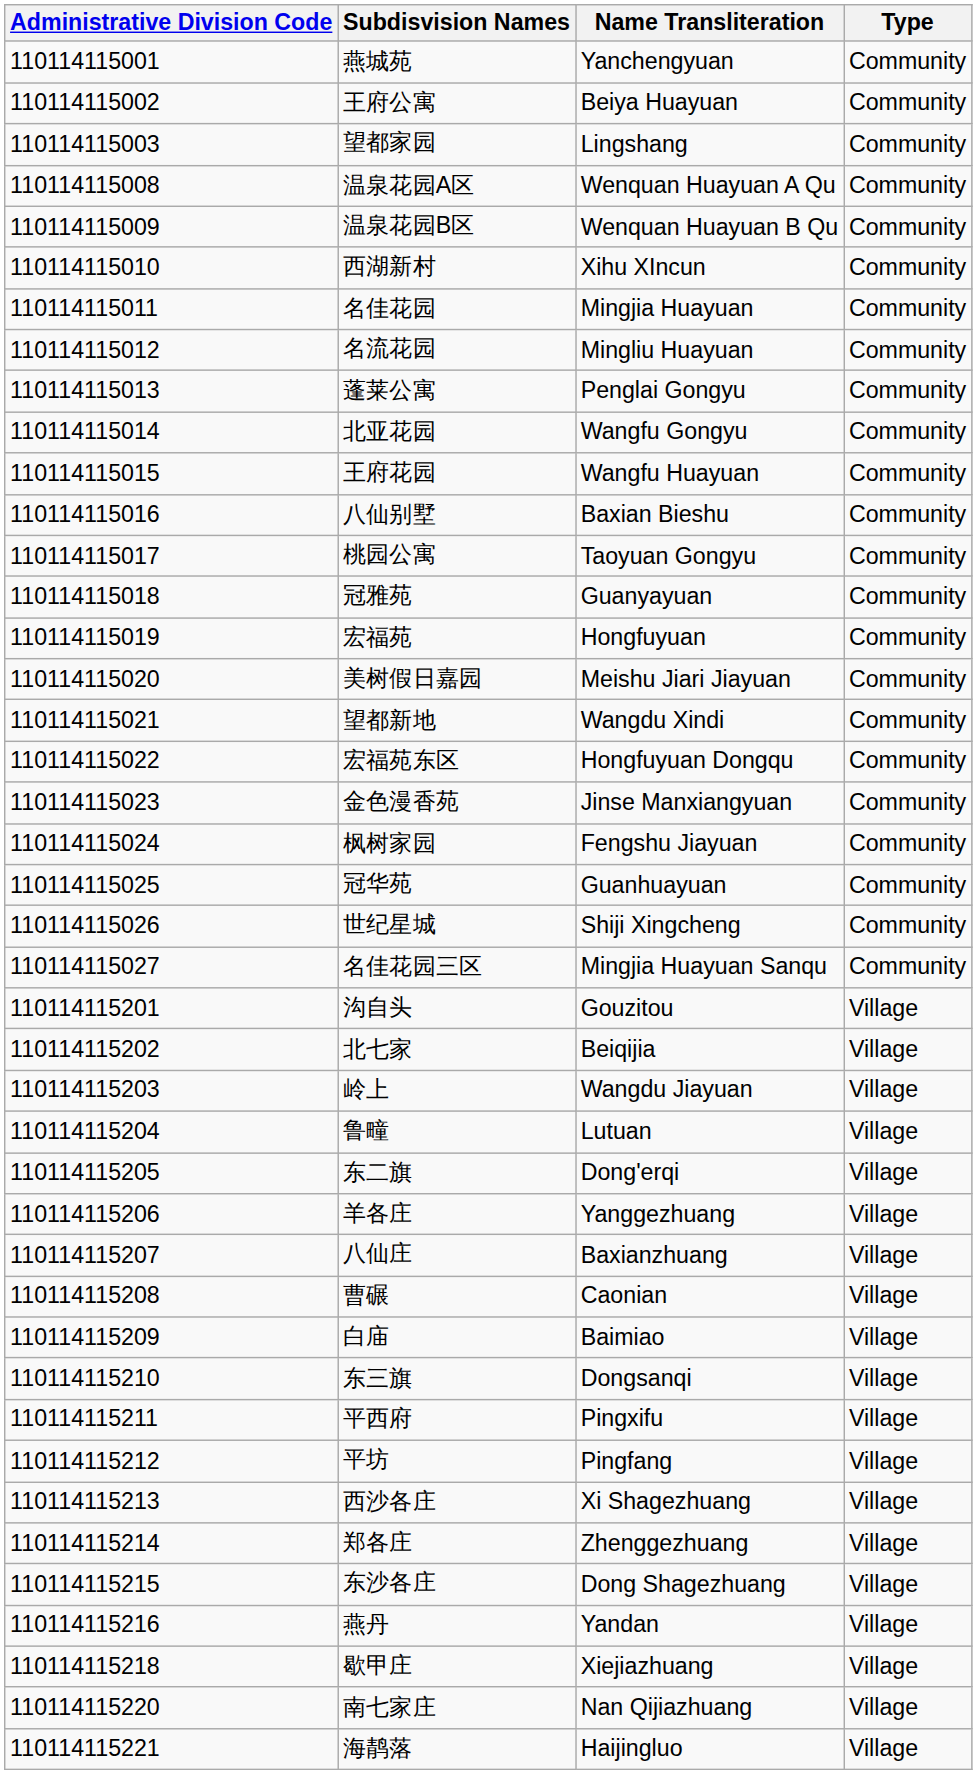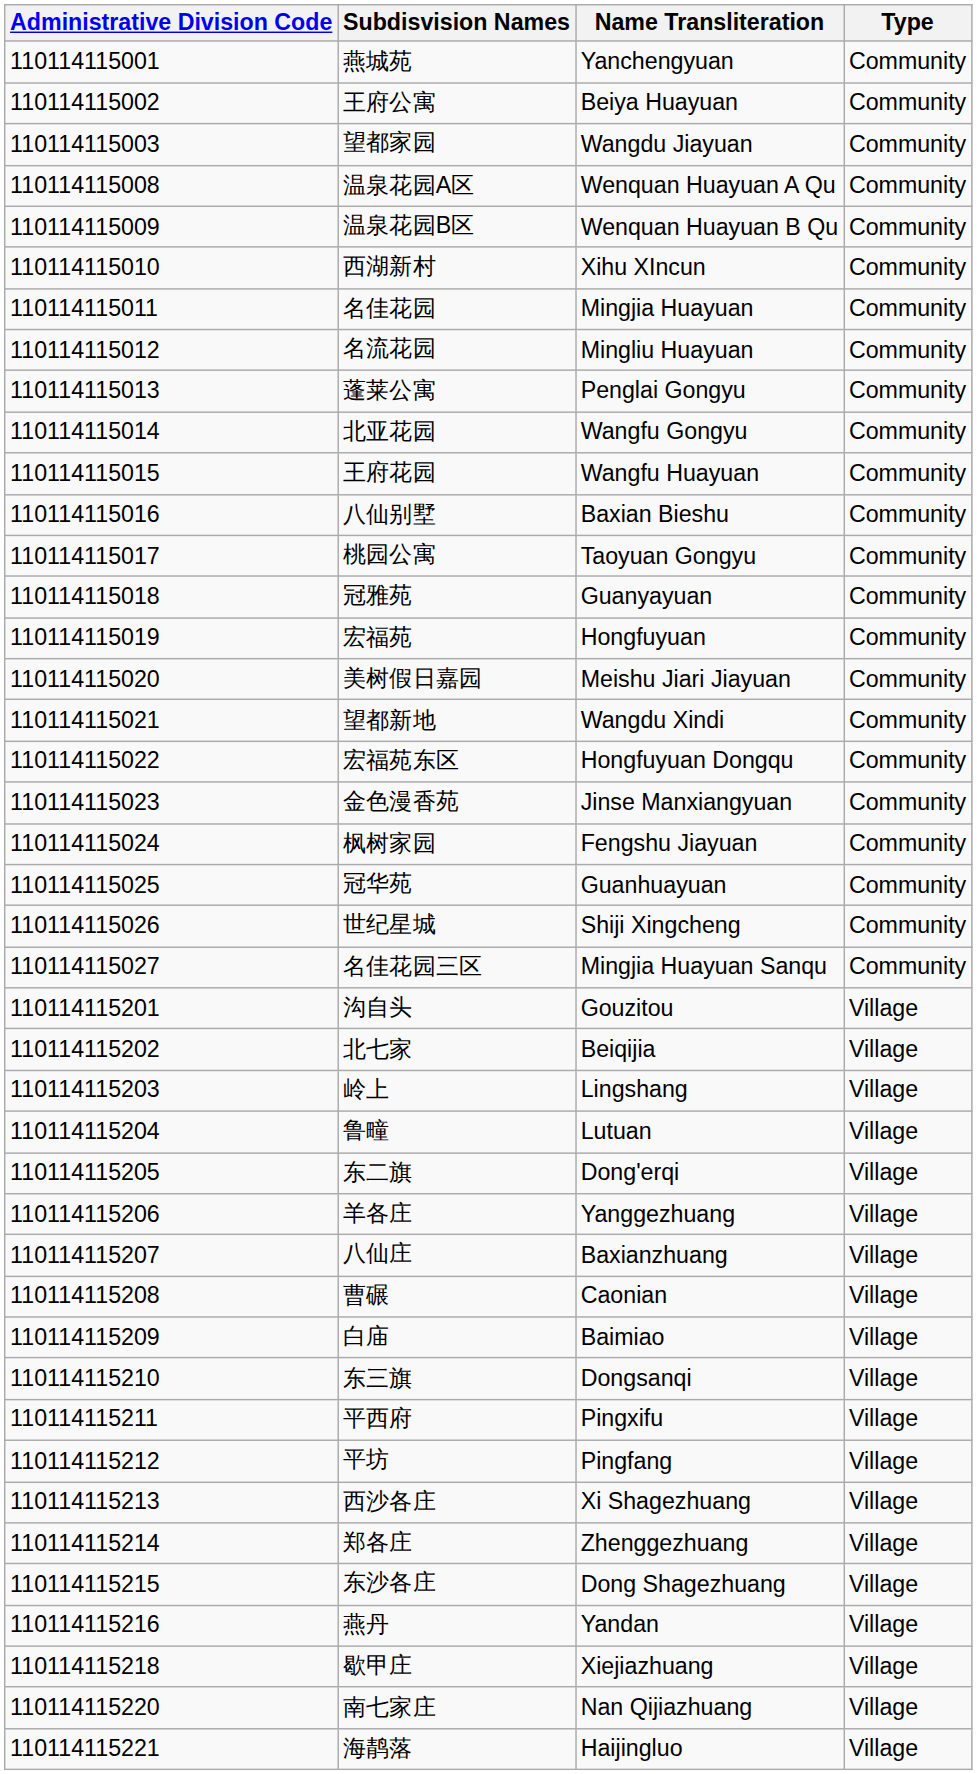(634, 144) Lingshang -> (667, 144) Wangdu Jiayuan
(667, 1090) Wangdu Jiayuan -> (634, 1090) Lingshang
